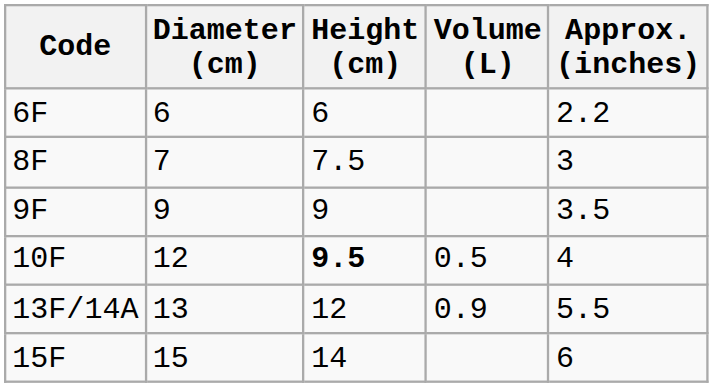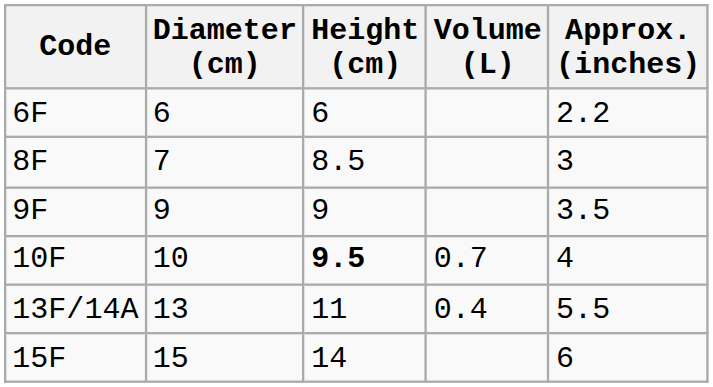(338, 162) 7.5 -> (338, 162) 8.5
(171, 260) 12 -> (171, 260) 10
(461, 260) 0.5 -> (461, 260) 0.7
(329, 309) 12 -> (329, 309) 11
(461, 309) 0.9 -> (461, 309) 0.4
